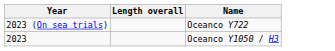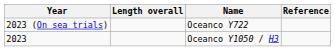+ column: (306, 11)
